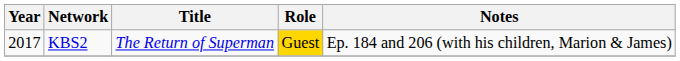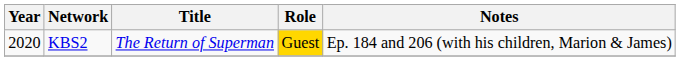(24, 42) 2017 -> (24, 42) 2020
